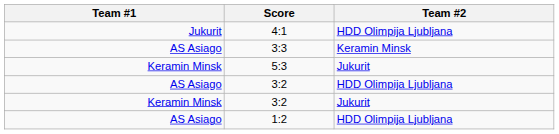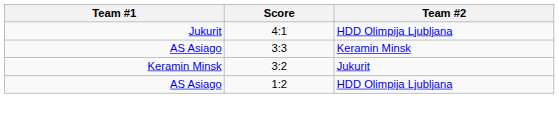- row: (185, 66)
- row: (196, 84)
